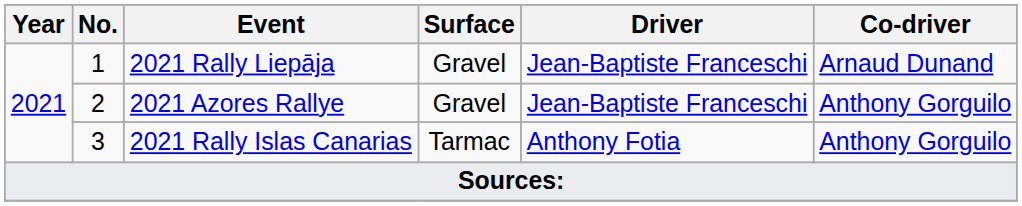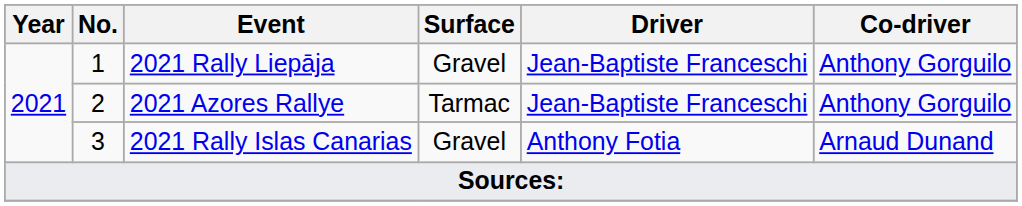(906, 63) Arnaud Dunand -> (915, 63) Anthony Gorguilo
(469, 103) Gravel -> (469, 103) Tarmac
(469, 142) Tarmac -> (469, 142) Gravel
(915, 142) Anthony Gorguilo -> (906, 142) Arnaud Dunand
